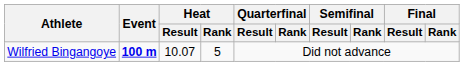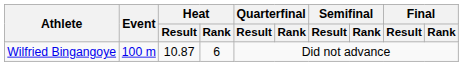(139, 52) bold -> (139, 52) normal
(180, 52) 10.07 -> (179, 52) 10.87
(217, 52) 5 -> (217, 52) 6
